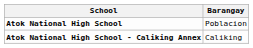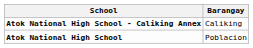rows swapped: (64, 23) <-> (104, 36)
